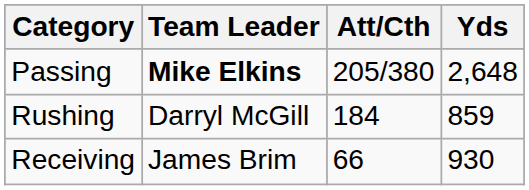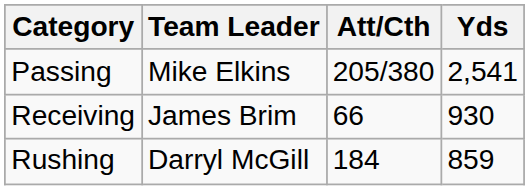(225, 71) bold -> (219, 71) normal
(483, 71) 2,648 -> (483, 71) 2,541
rows swapped: (63, 116) <-> (73, 160)
